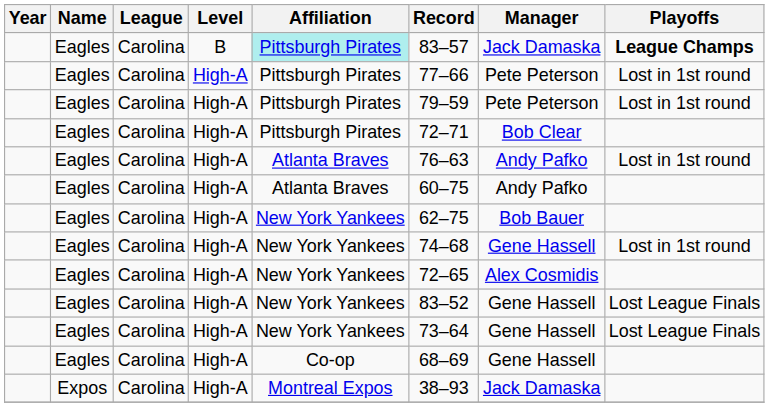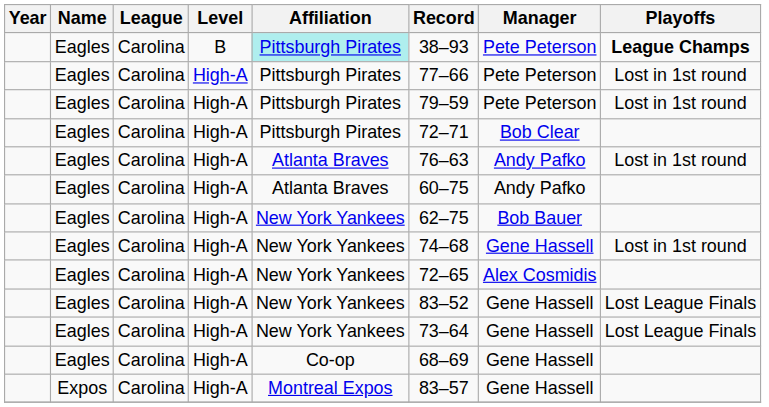(444, 47) 83–57 -> (444, 47) 38–93
(542, 47) Jack Damaska -> (540, 47) Pete Peterson
(444, 388) 38–93 -> (444, 388) 83–57
(542, 388) Jack Damaska -> (540, 388) Gene Hassell
